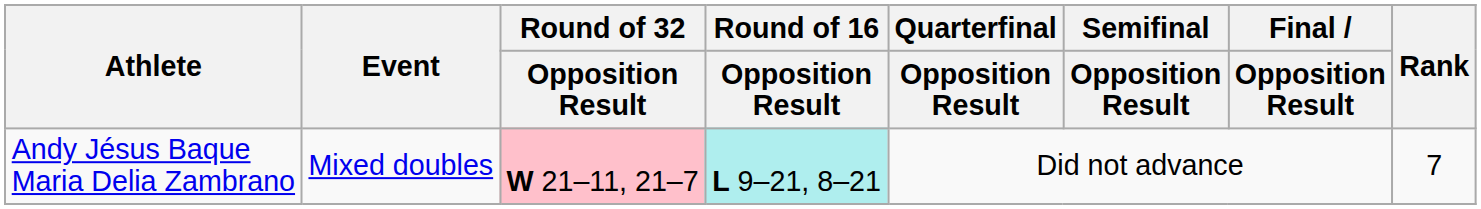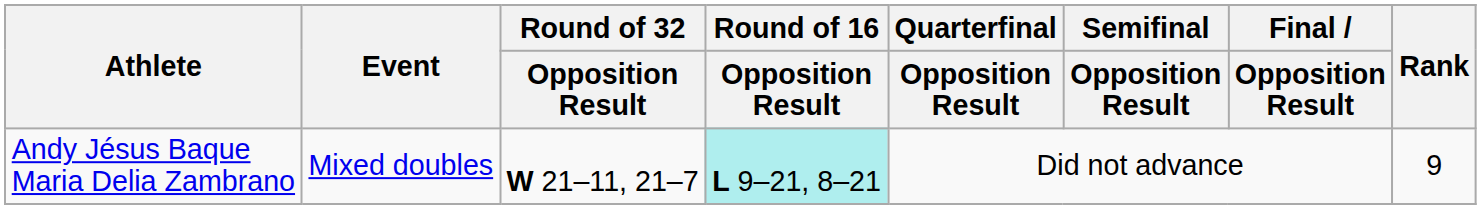(603, 182) pink background -> (603, 182) no background
(1434, 166) 7 -> (1434, 166) 9
